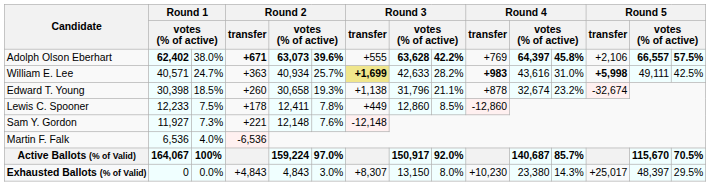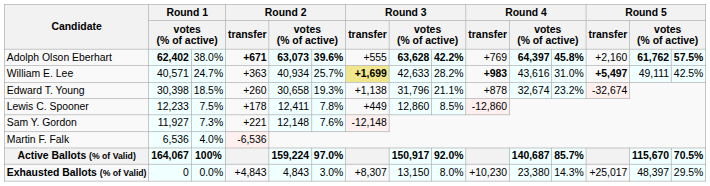(611, 57) +2,106 -> (611, 57) +2,160
(653, 57) 66,557 -> (653, 57) 61,762
(611, 73) +5,998 -> (611, 73) +5,497
